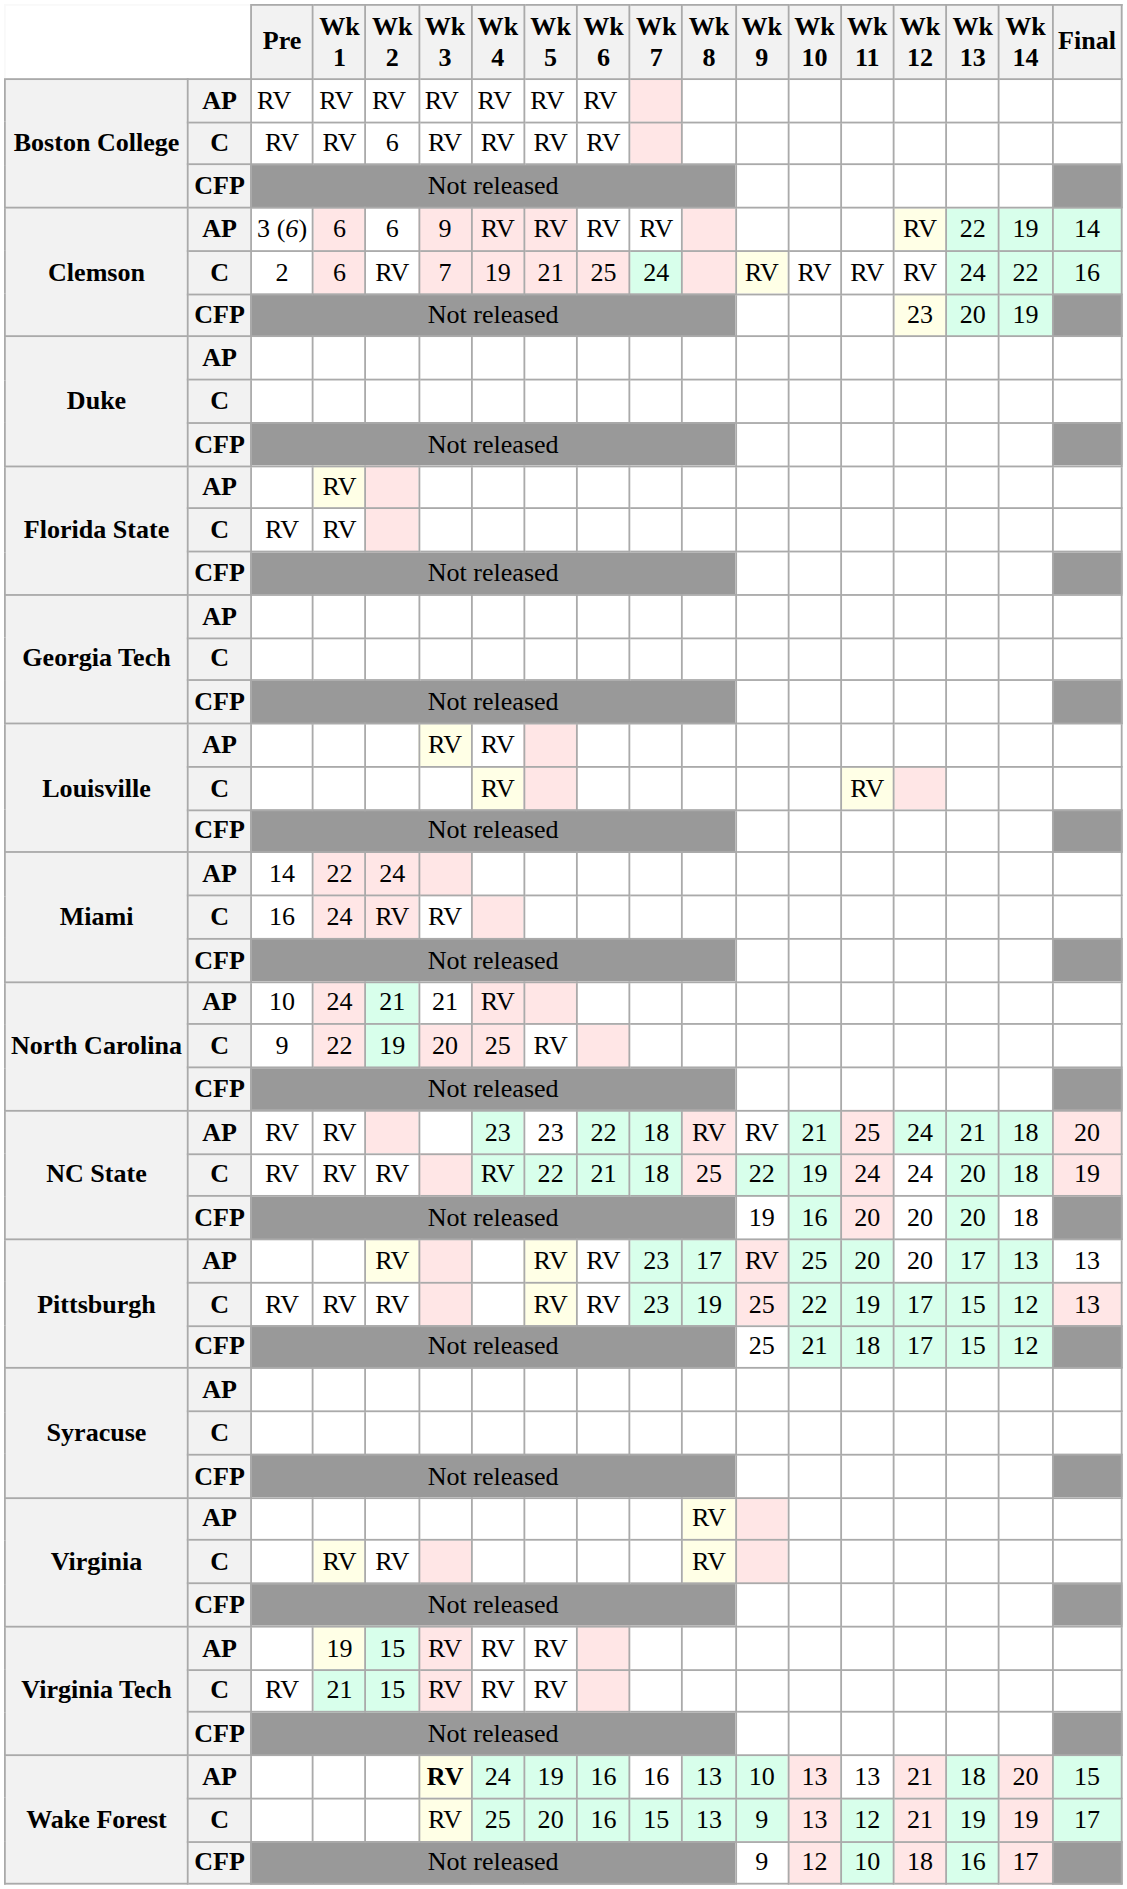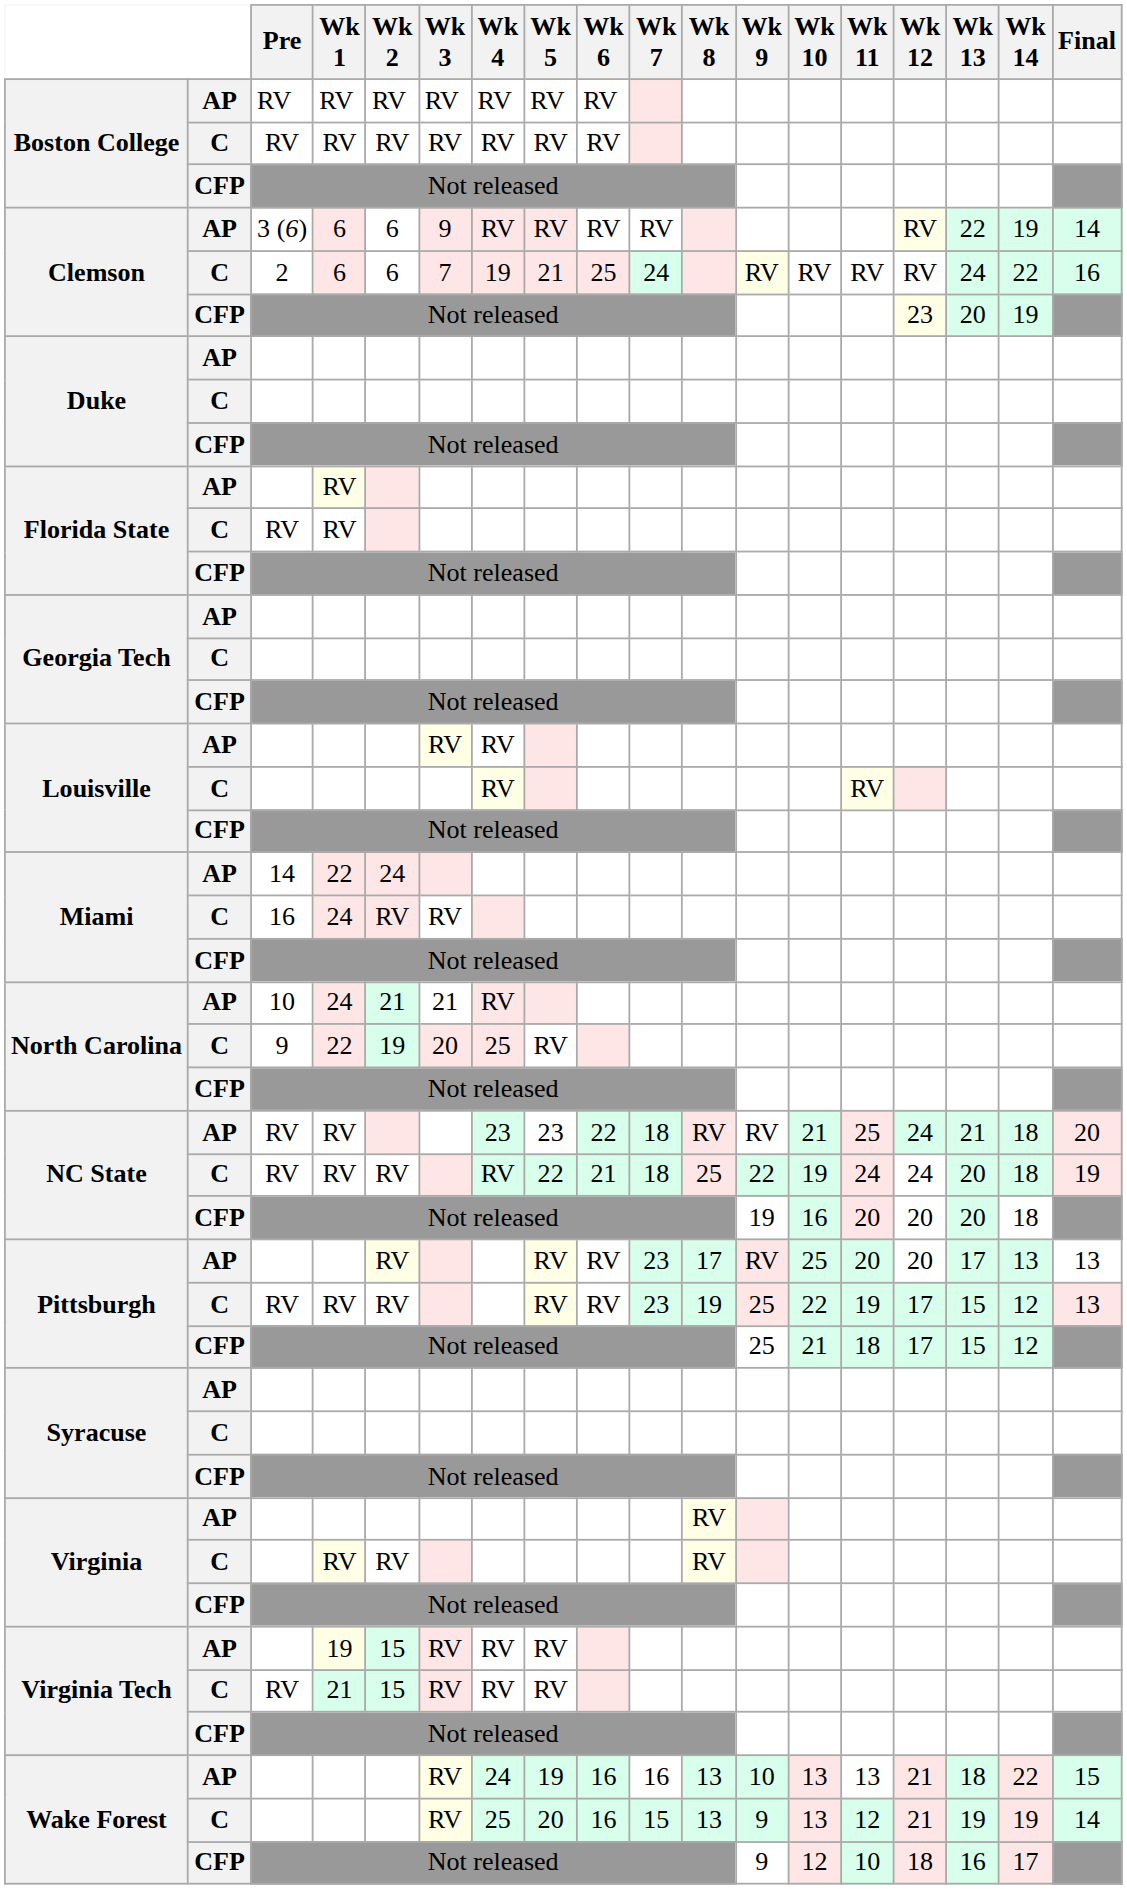(392, 143) 6 -> (392, 143) RV
(392, 272) RV -> (392, 272) 6
(445, 1776) bold -> (445, 1776) normal
(1026, 1776) 20 -> (1026, 1776) 22
(1087, 1819) 17 -> (1087, 1819) 14
